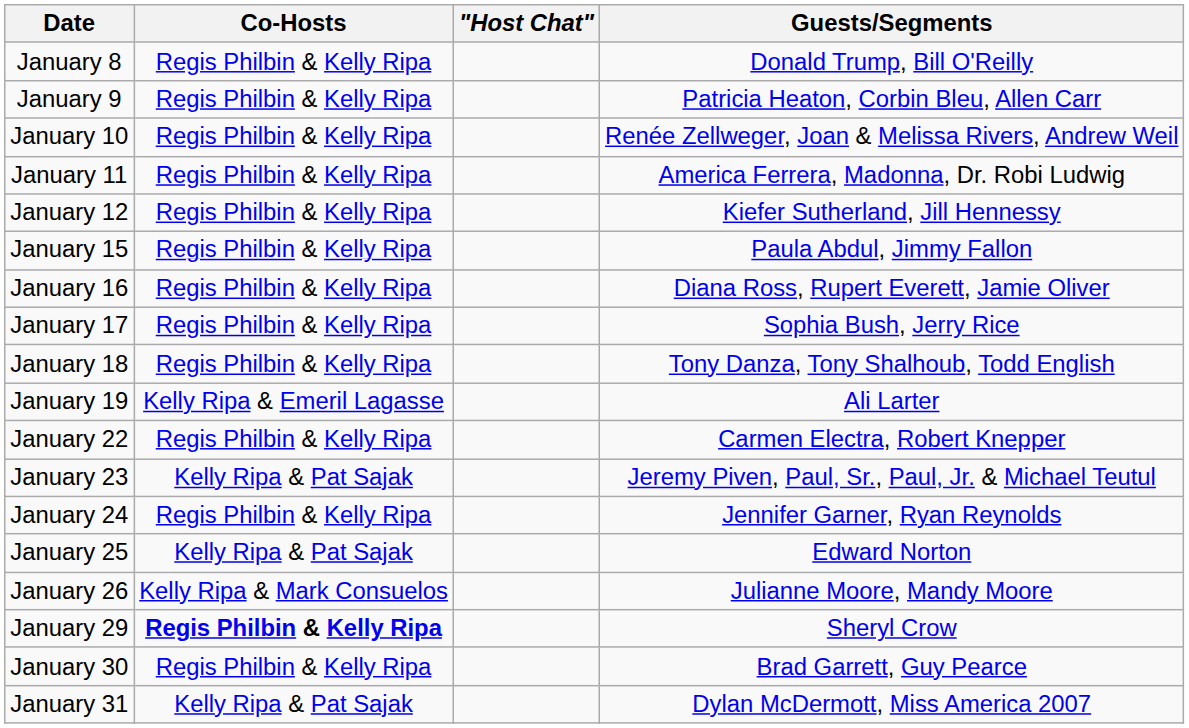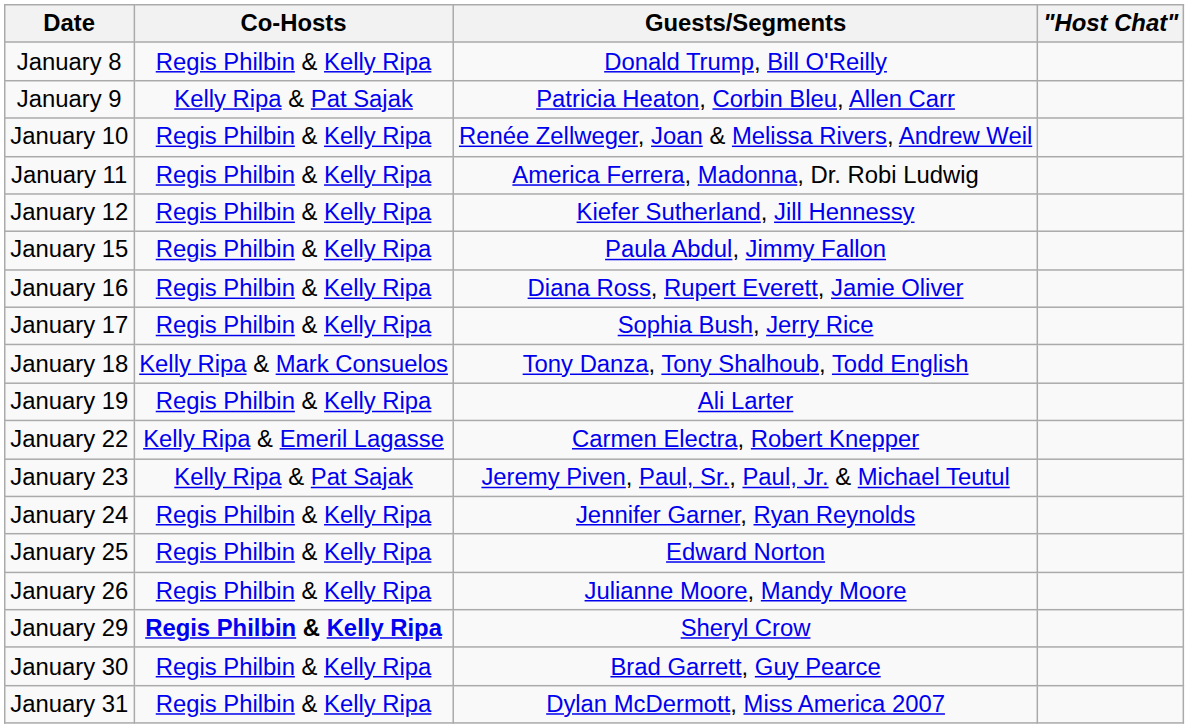columns swapped: (527, 23) <-> (892, 23)
(294, 99) Regis Philbin & Kelly Ripa -> (294, 99) Kelly Ripa & Pat Sajak
(294, 363) Regis Philbin & Kelly Ripa -> (294, 363) Kelly Ripa & Mark Consuelos
(294, 401) Kelly Ripa & Emeril Lagasse -> (294, 401) Regis Philbin & Kelly Ripa
(294, 439) Regis Philbin & Kelly Ripa -> (294, 439) Kelly Ripa & Emeril Lagasse
(294, 552) Kelly Ripa & Pat Sajak -> (294, 552) Regis Philbin & Kelly Ripa
(294, 590) Kelly Ripa & Mark Consuelos -> (294, 590) Regis Philbin & Kelly Ripa
(294, 703) Kelly Ripa & Pat Sajak -> (294, 703) Regis Philbin & Kelly Ripa
